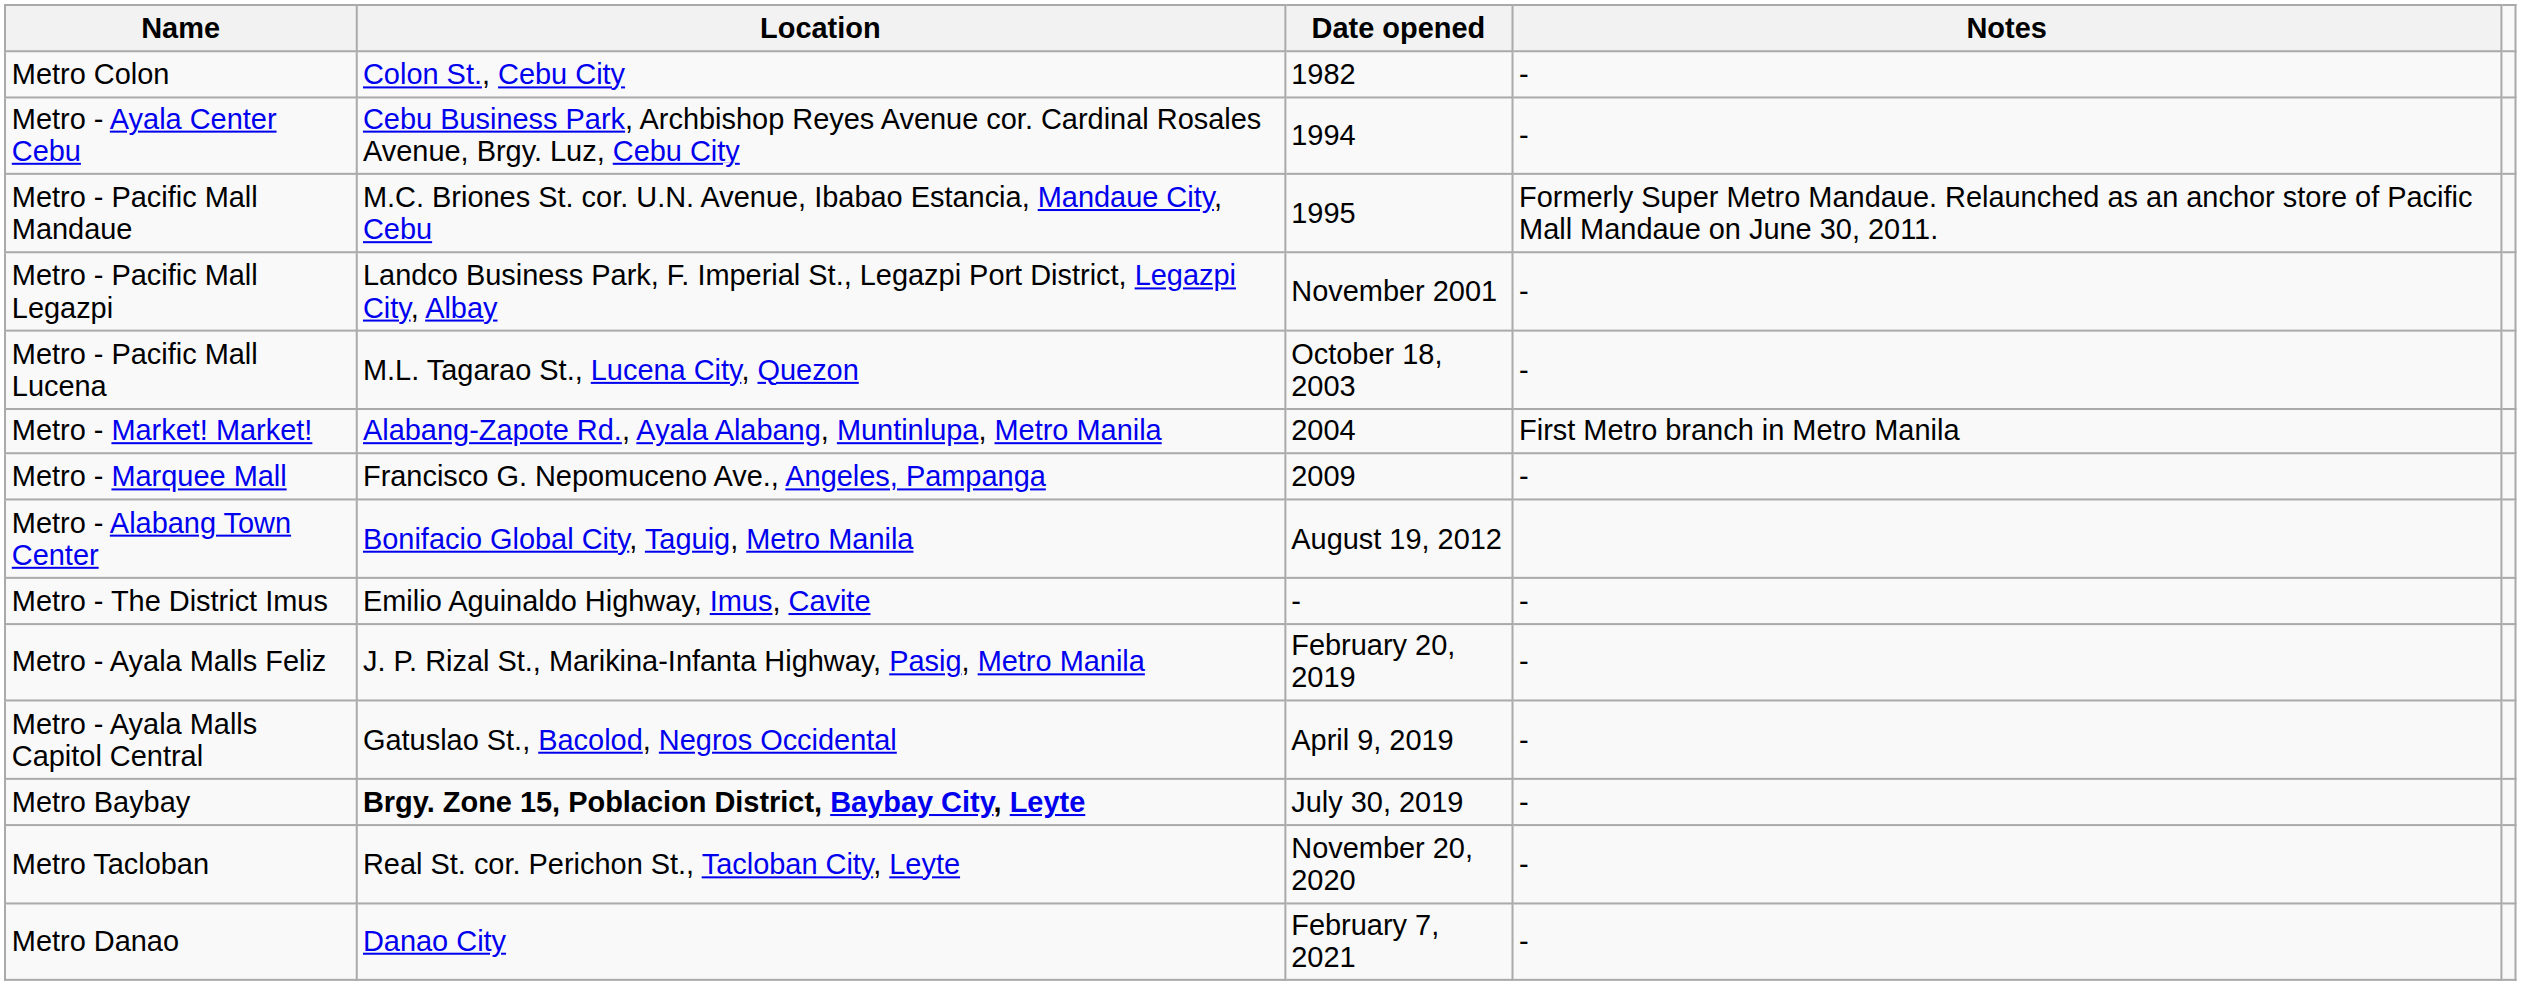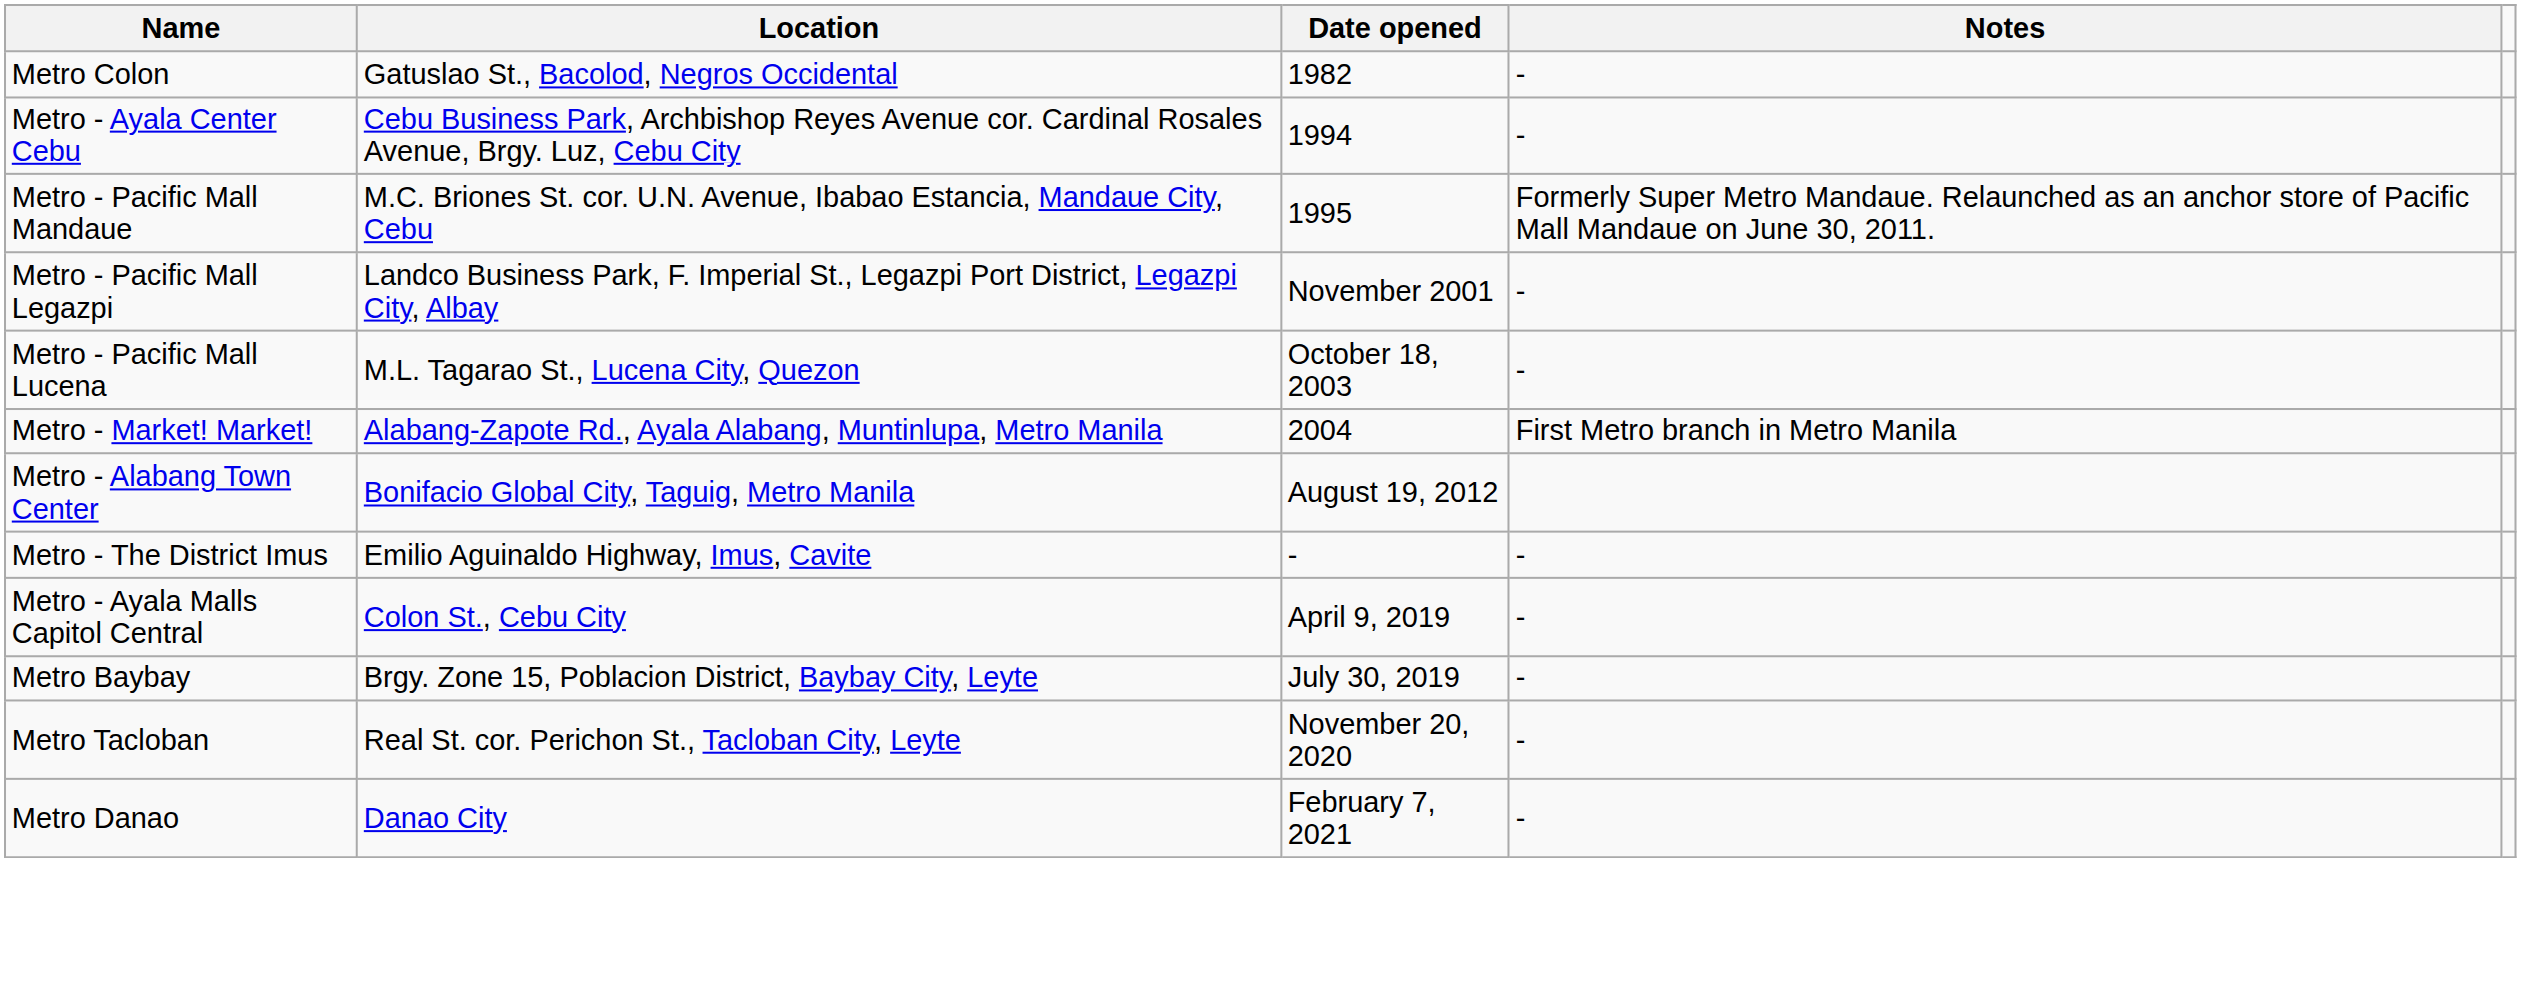(494, 74) Colon St., Cebu City -> (631, 74) Gatuslao St., Bacolod, Negros Occidental
- row: (149, 477)
- row: (169, 662)
(630, 740) Gatuslao St., Bacolod, Negros Occidental -> (495, 617) Colon St., Cebu City
(724, 802) bold -> (701, 678) normal
